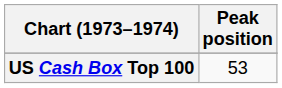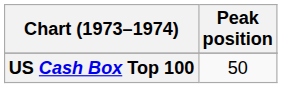(238, 67) 53 -> (238, 67) 50
